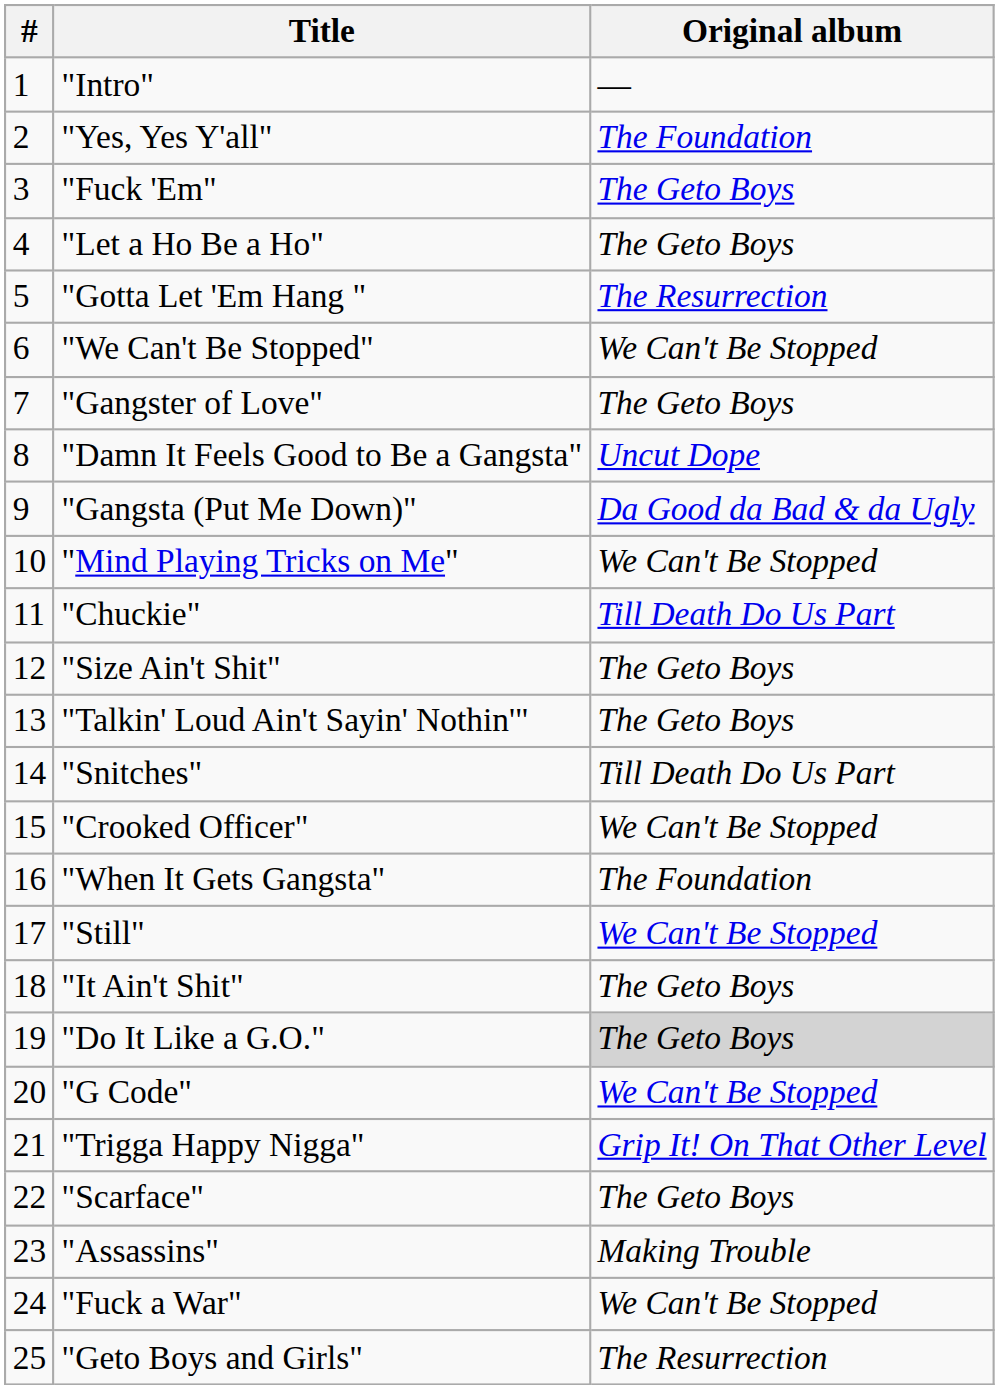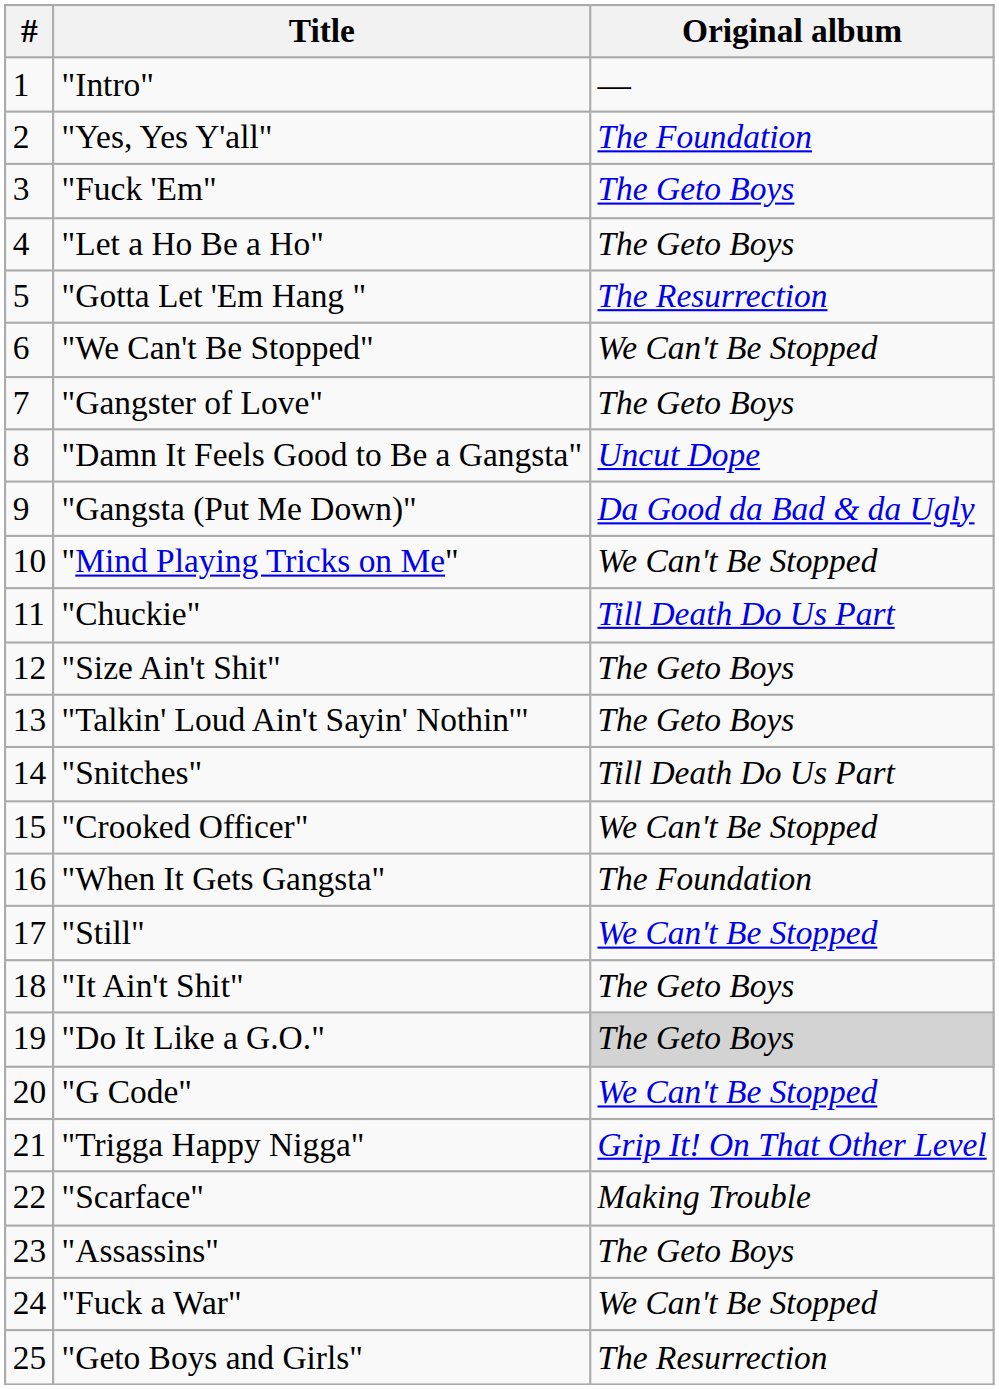(696, 1197) The Geto Boys -> (704, 1197) Making Trouble
(704, 1250) Making Trouble -> (696, 1250) The Geto Boys
